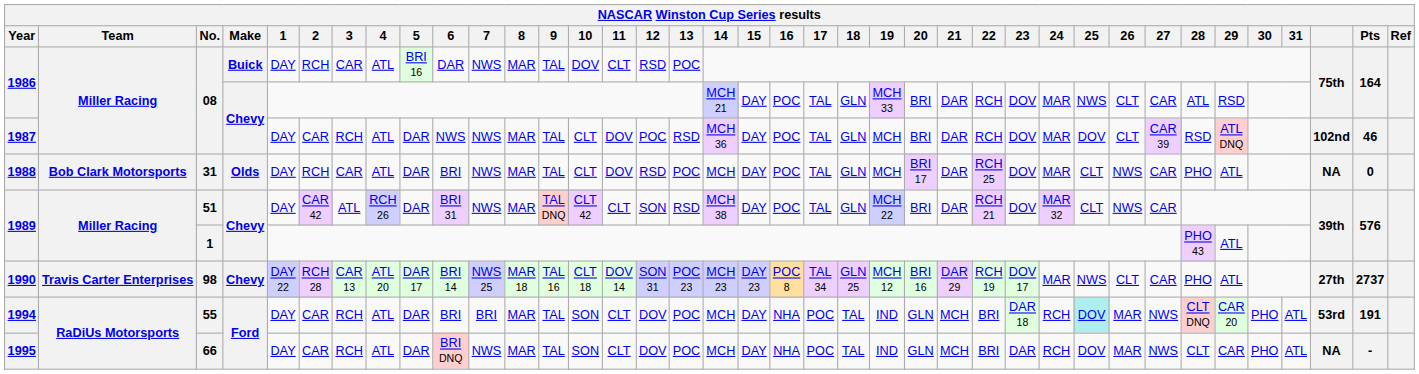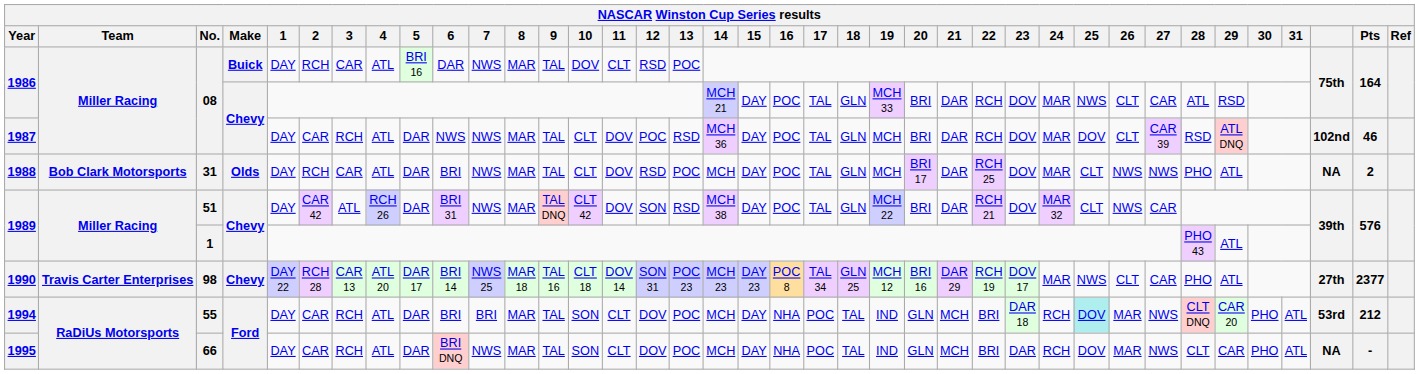(1163, 172) CAR -> (1163, 172) NWS
(1370, 172) 0 -> (1370, 172) 2
(619, 208) CLT -> (619, 208) DOV
(1370, 279) 2737 -> (1370, 279) 2377
(1370, 315) 191 -> (1370, 315) 212
